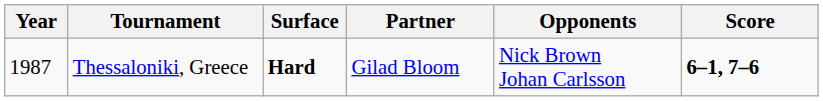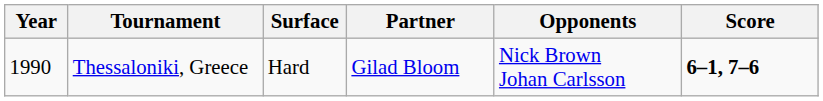(30, 66) 1987 -> (30, 66) 1990
(292, 66) bold -> (289, 66) normal
